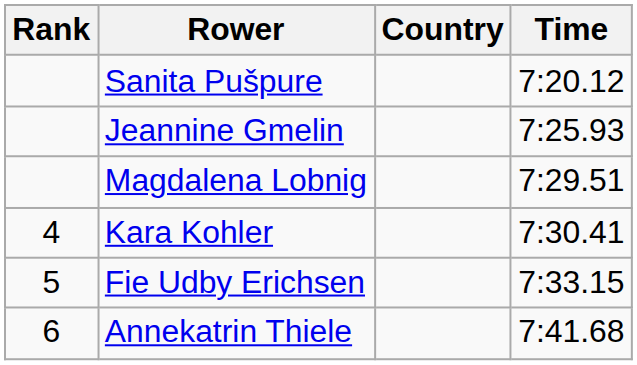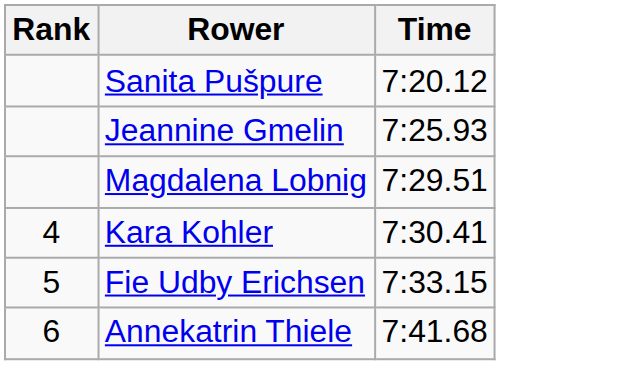- column: (443, 29)
